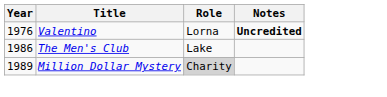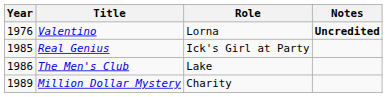+ row: (74, 48)
(209, 66) lightgrey background -> (209, 84) no background
